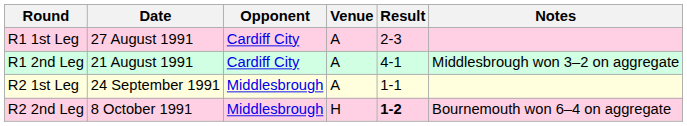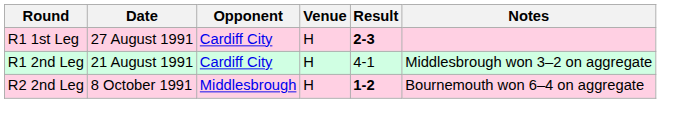(335, 39) A -> (309, 39) H
(391, 39) normal -> (364, 39) bold
(335, 62) A -> (309, 62) H
- row: (43, 86)
